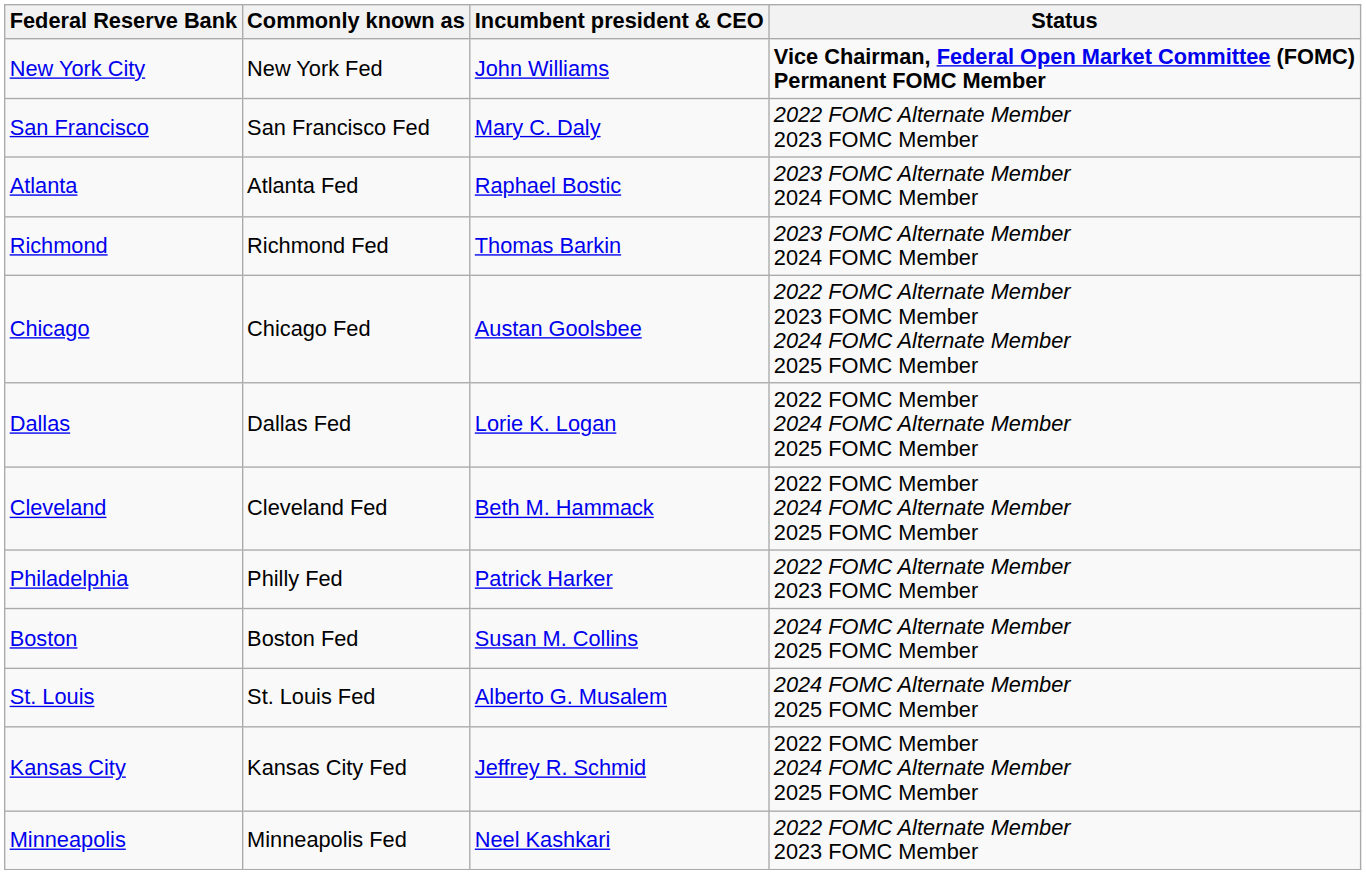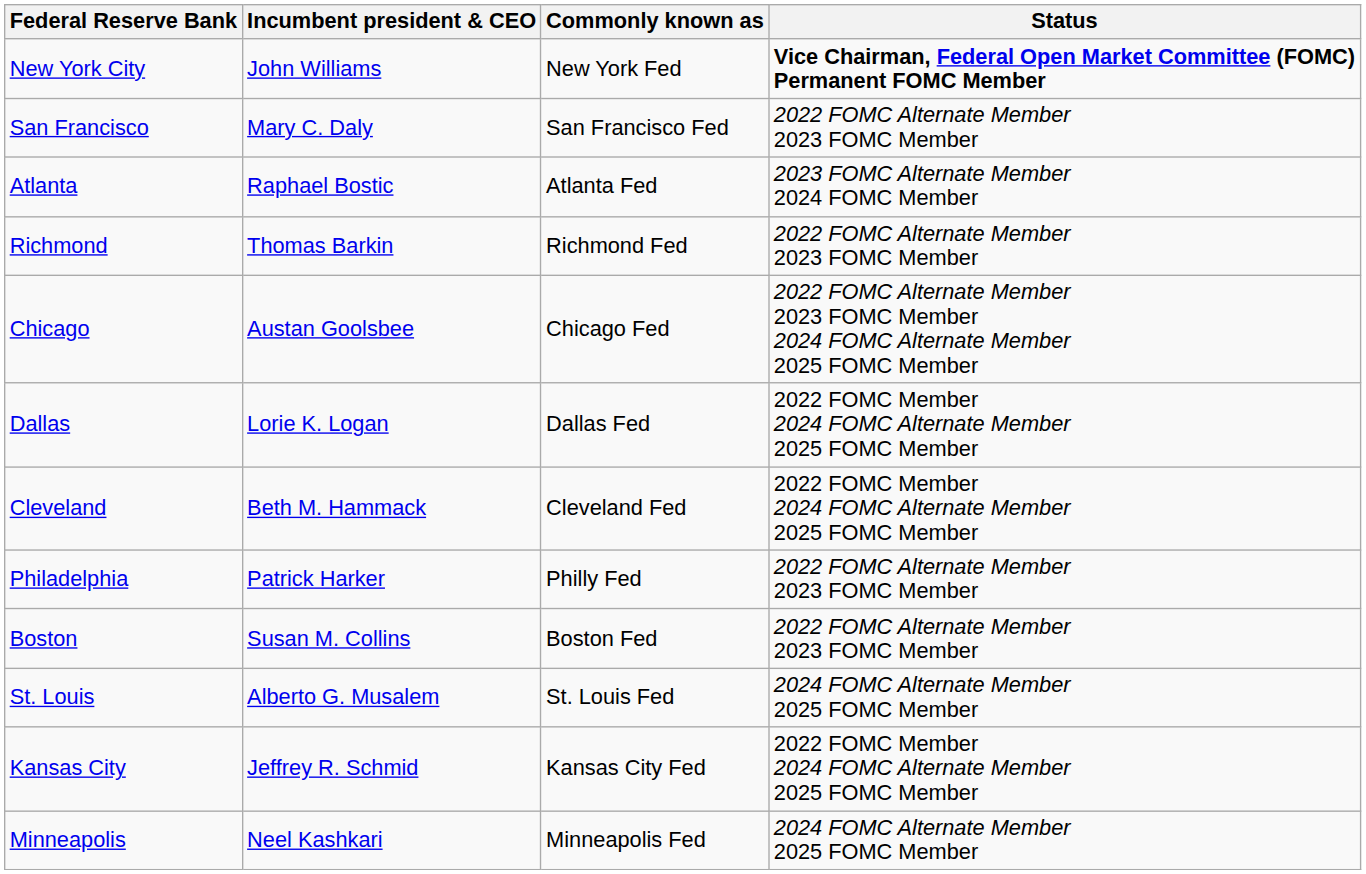columns swapped: (356, 21) <-> (619, 21)
(922, 245) 2023 FOMC Alternate Member 2024 FOMC Member -> (922, 245) 2022 FOMC Alternate Member 2023 FOMC Member
(922, 638) 2024 FOMC Alternate Member 2025 FOMC Member -> (922, 638) 2022 FOMC Alternate Member 2023 FOMC Member
(922, 839) 2022 FOMC Alternate Member 2023 FOMC Member -> (922, 839) 2024 FOMC Alternate Member 2025 FOMC Member
